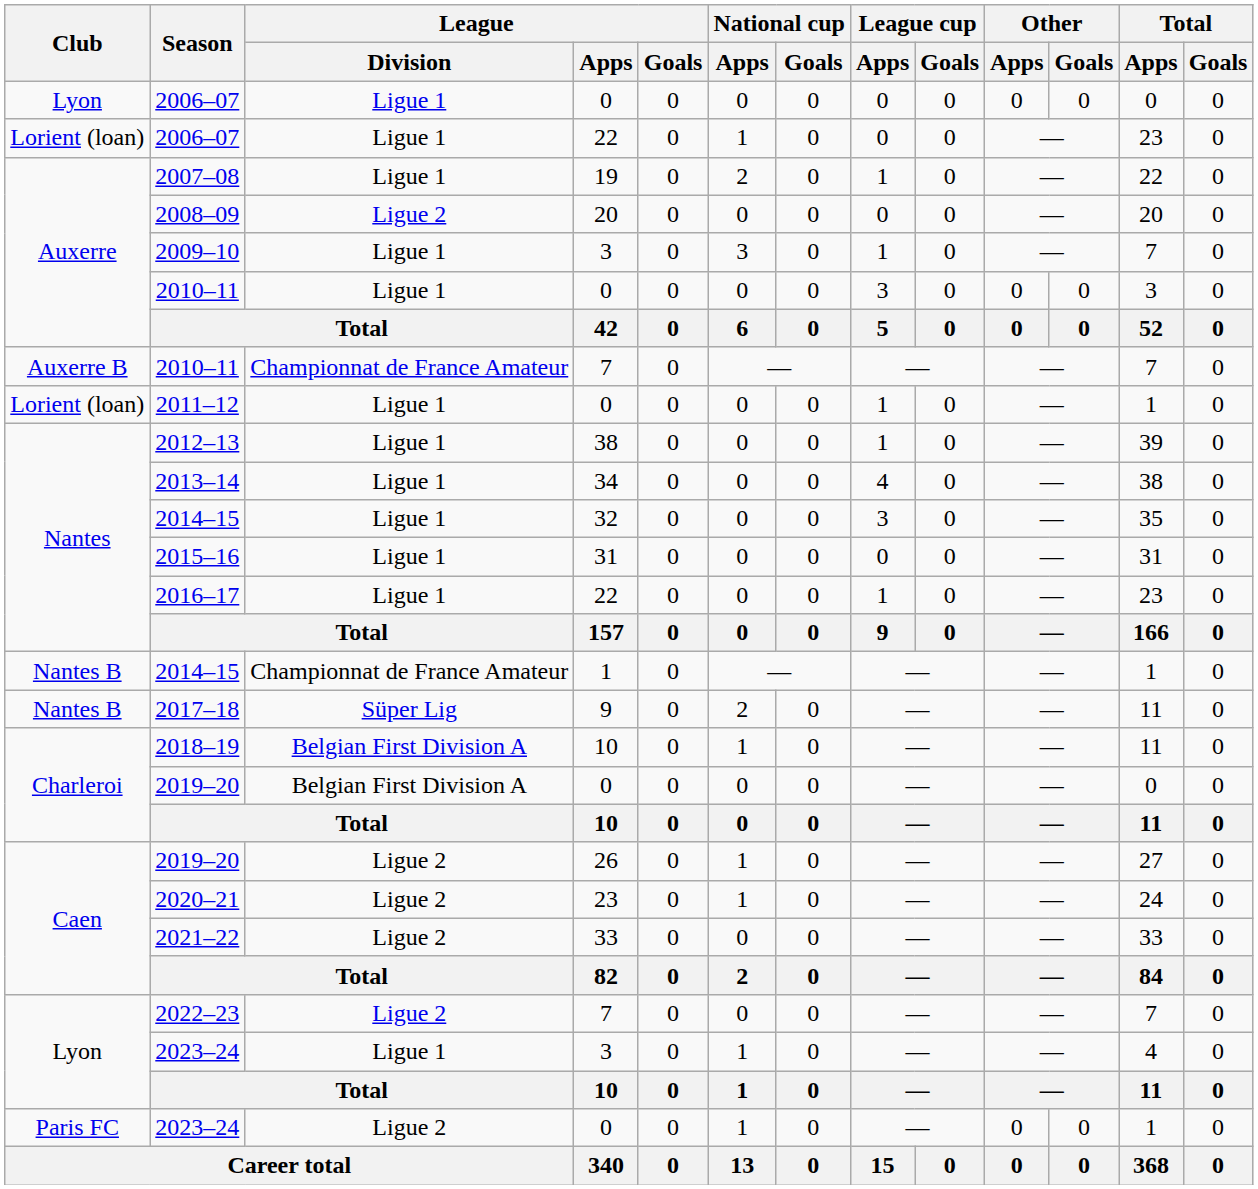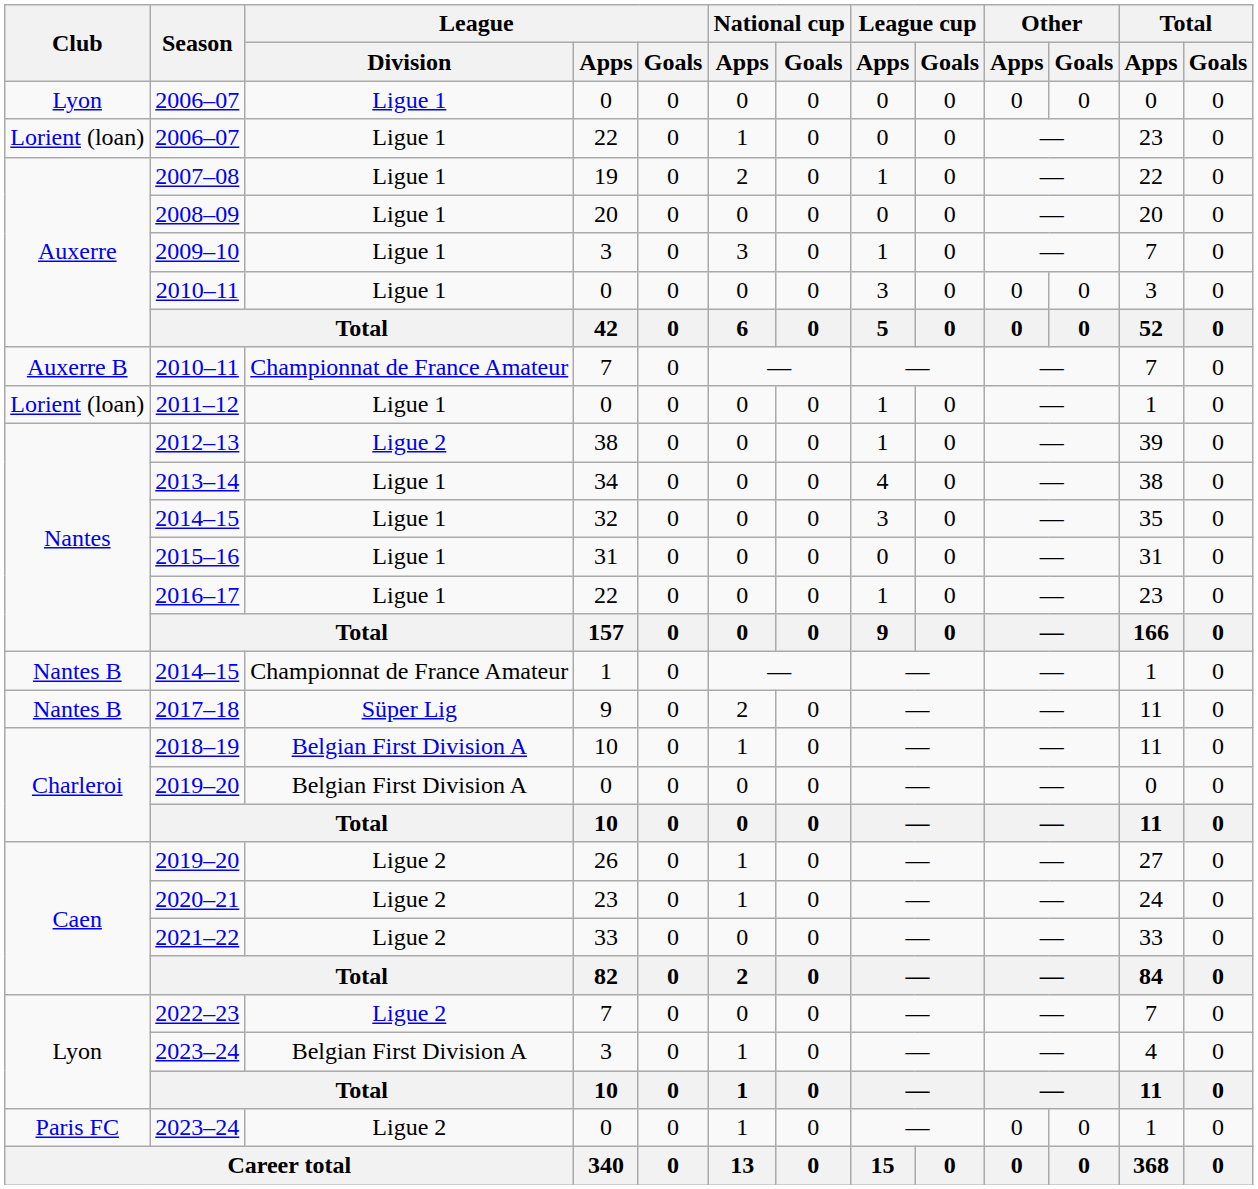(409, 213) Ligue 2 -> (409, 213) Ligue 1
(409, 442) Ligue 1 -> (409, 442) Ligue 2
(409, 1051) Ligue 1 -> (409, 1051) Belgian First Division A
